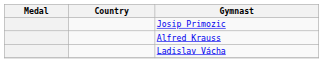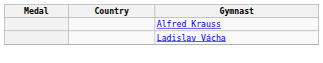- row: (191, 24)
